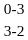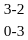rows swapped: (14, 30) <-> (14, 9)
